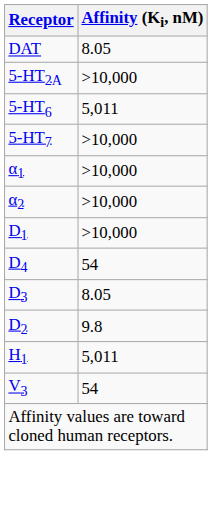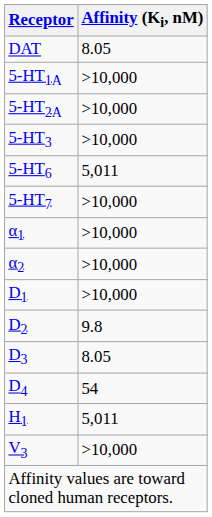+ row: (35, 77)
+ row: (30, 139)
rows swapped: (18, 326) <-> (18, 263)
(90, 388) 54 -> (109, 450) >10,000
